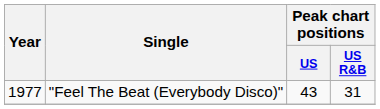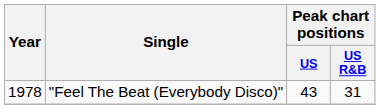(25, 92) 1977 -> (25, 92) 1978
